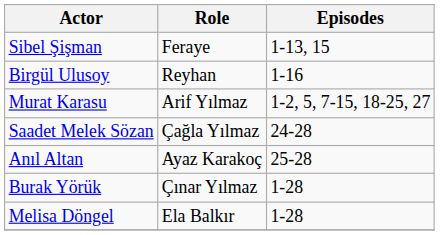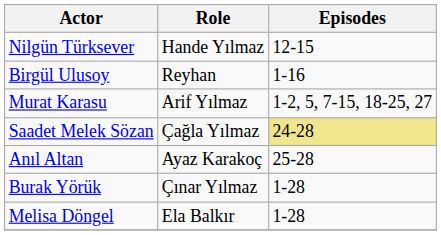+ row: (71, 46)
- row: (55, 46)
(291, 131) no background -> (293, 131) khaki background
